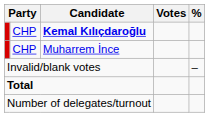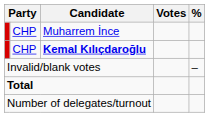rows swapped: (94, 31) <-> (81, 49)
